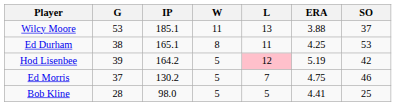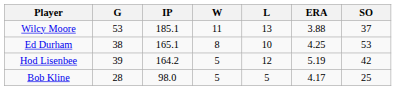(267, 45) 11 -> (267, 45) 10
(267, 61) pink background -> (267, 61) no background
- row: (49, 77)
(316, 93) 4.41 -> (316, 77) 4.17
